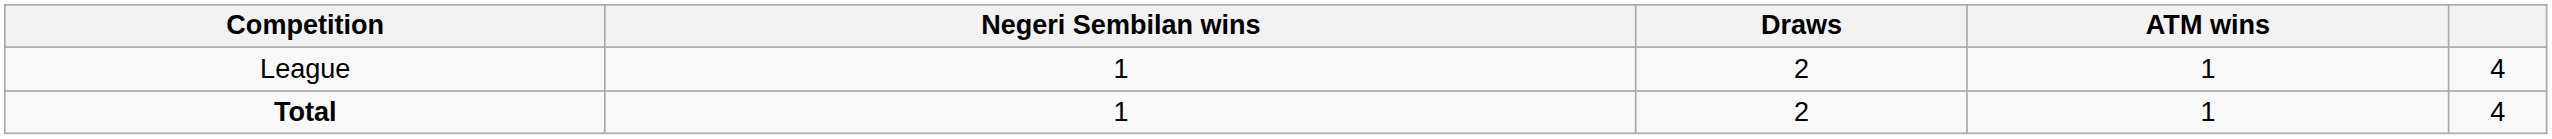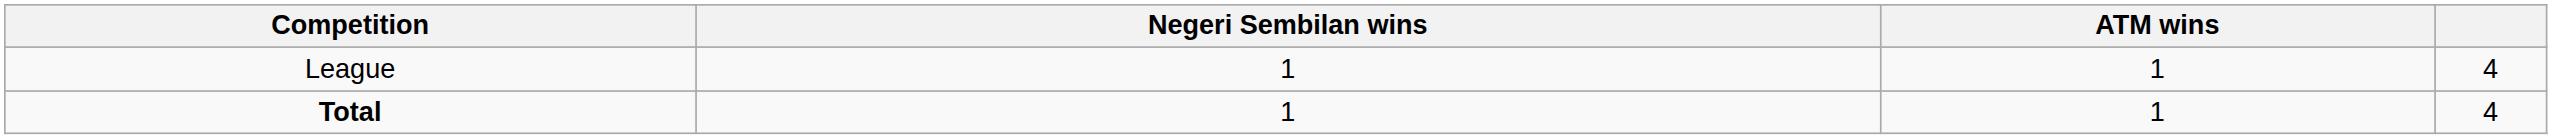- column: (1801, 25)
